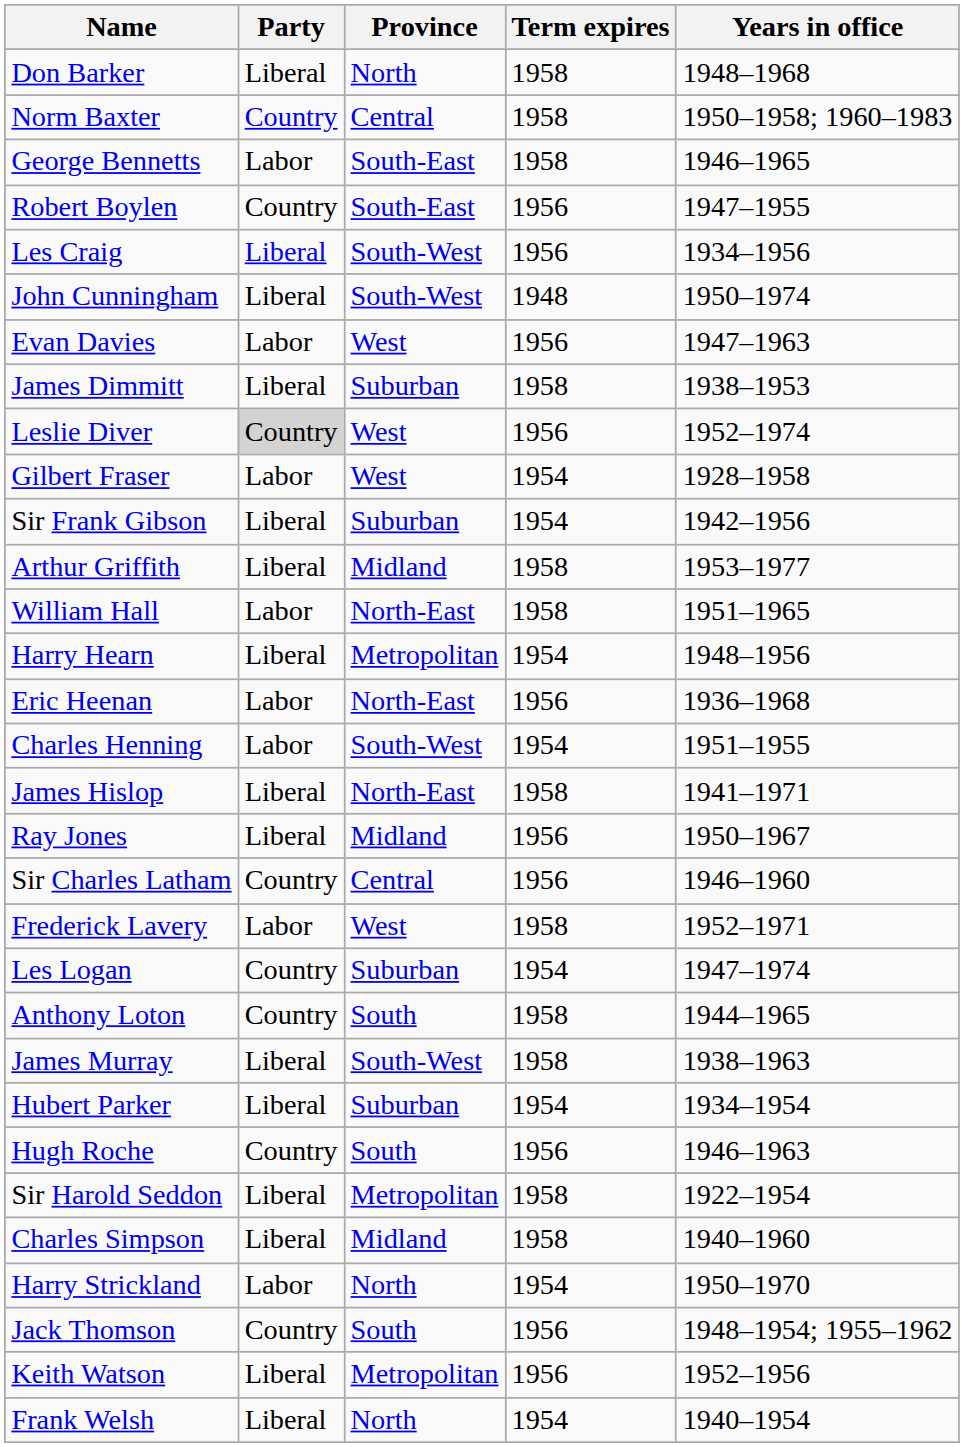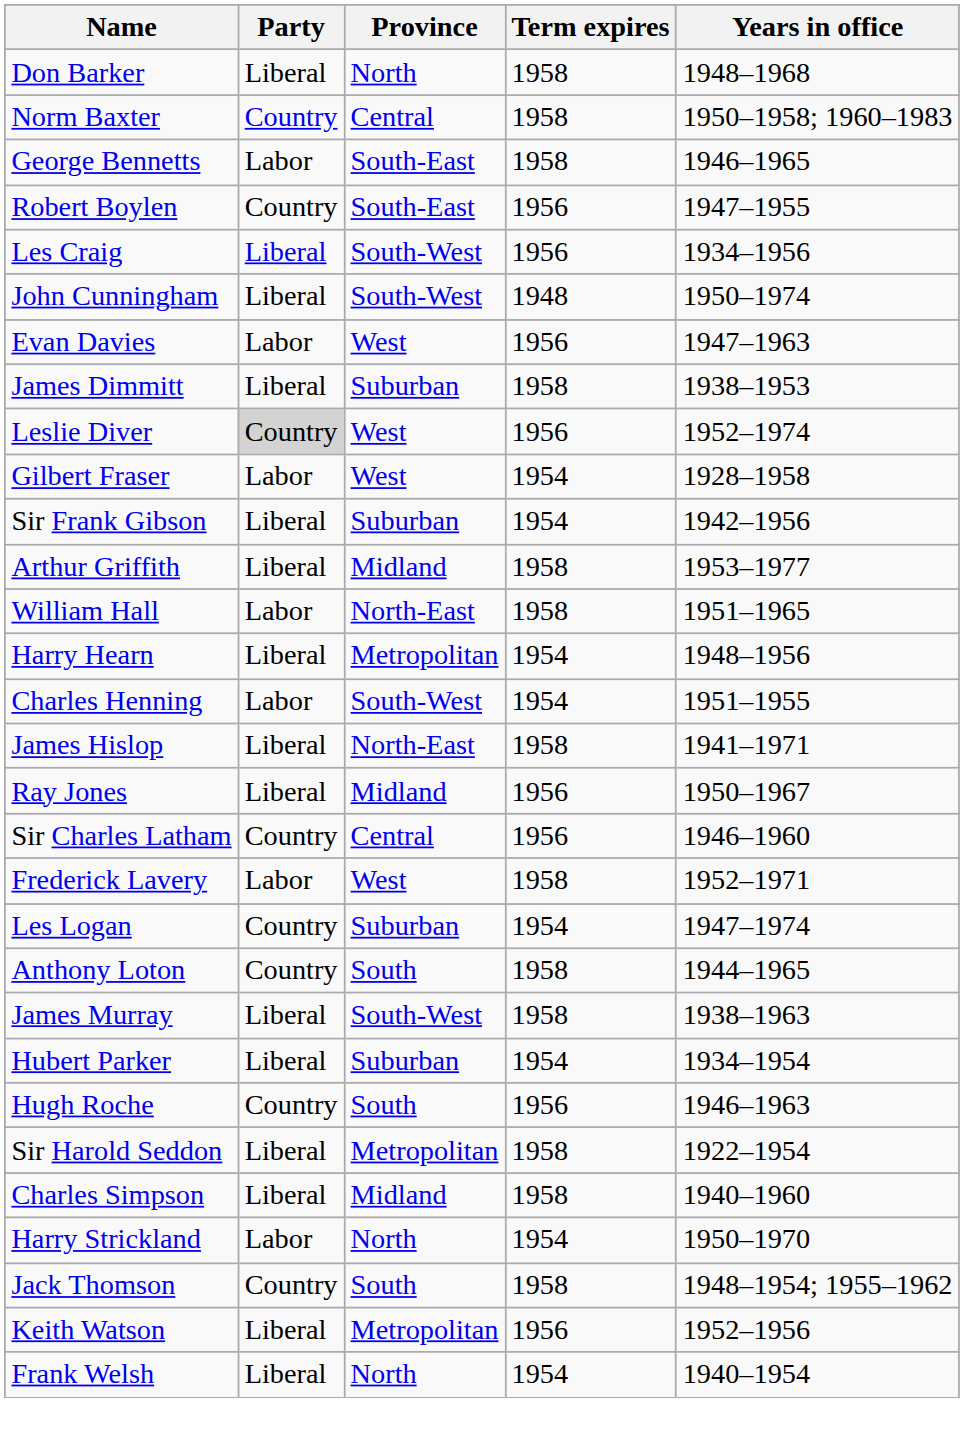- row: (82, 700)
(540, 1329) 1956 -> (540, 1284) 1958
